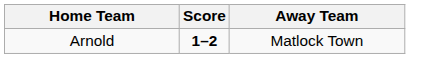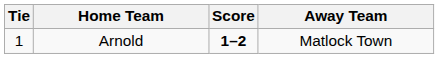+ column: (19, 16)
